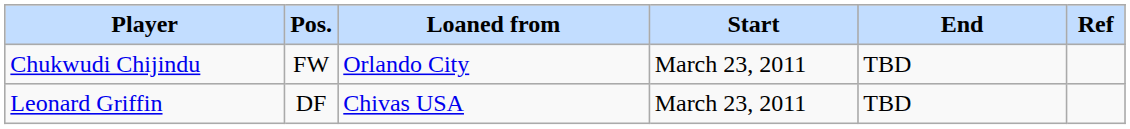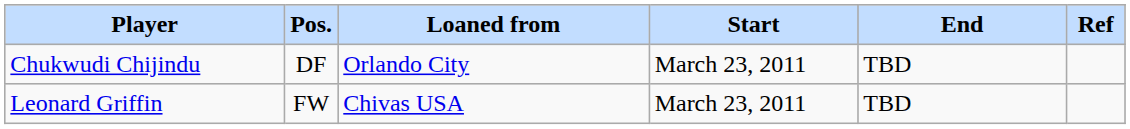(311, 64) FW -> (311, 64) DF
(311, 103) DF -> (311, 103) FW
